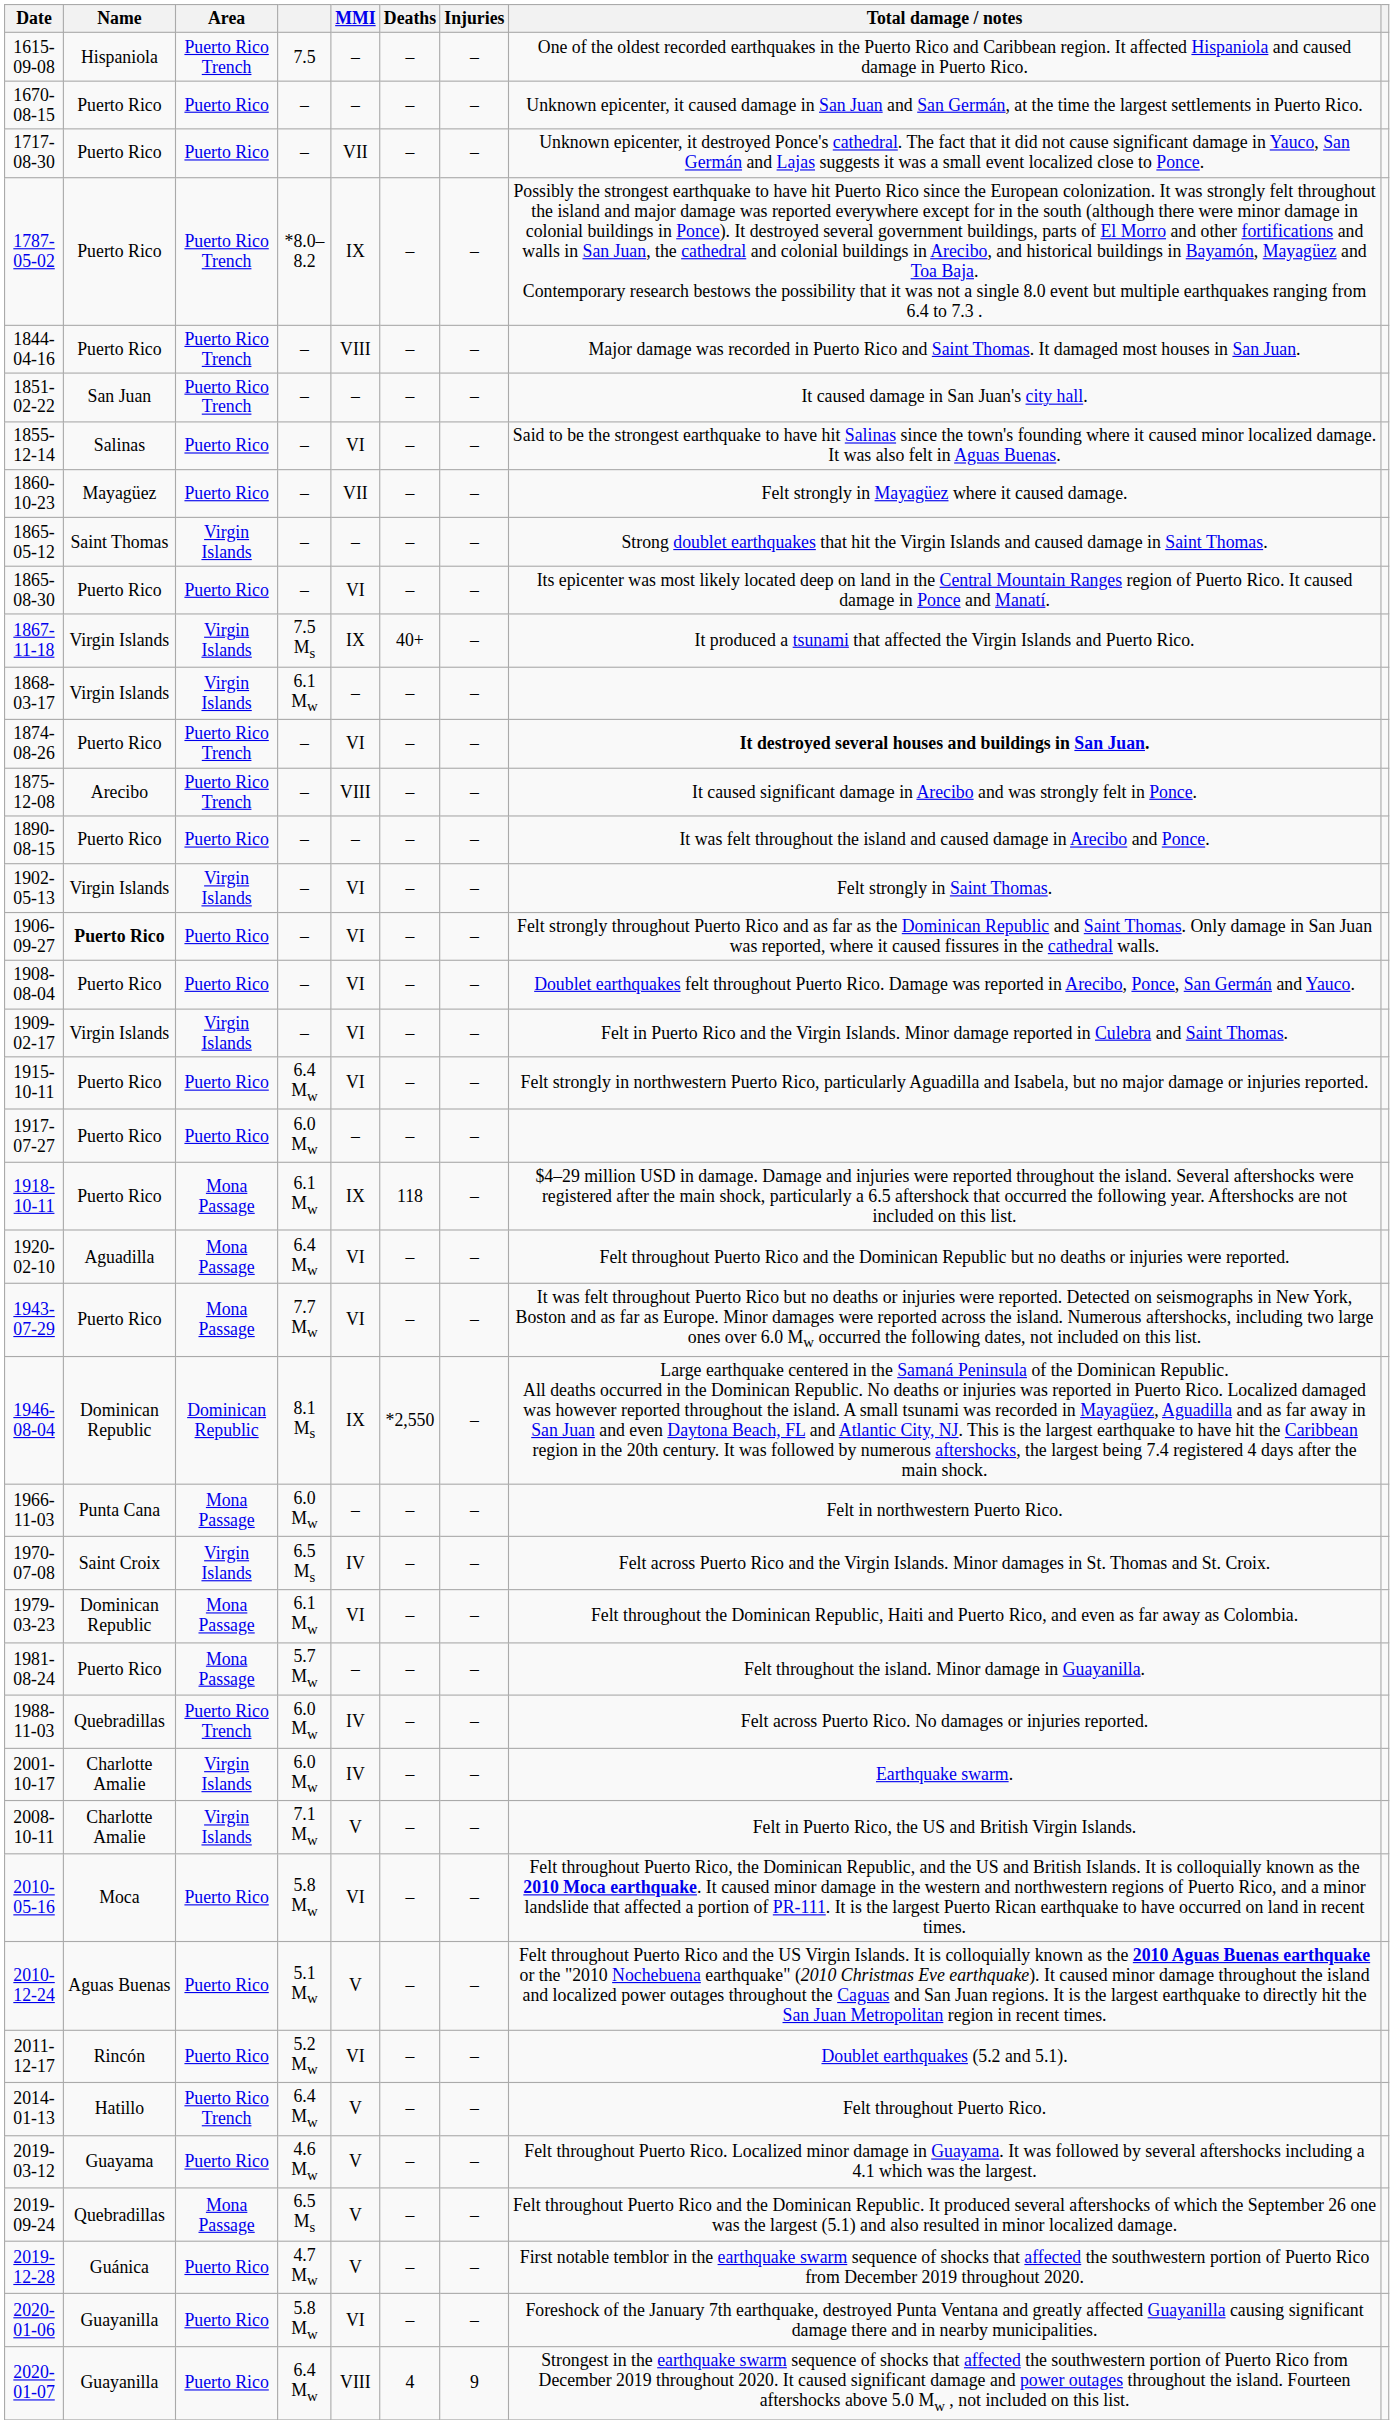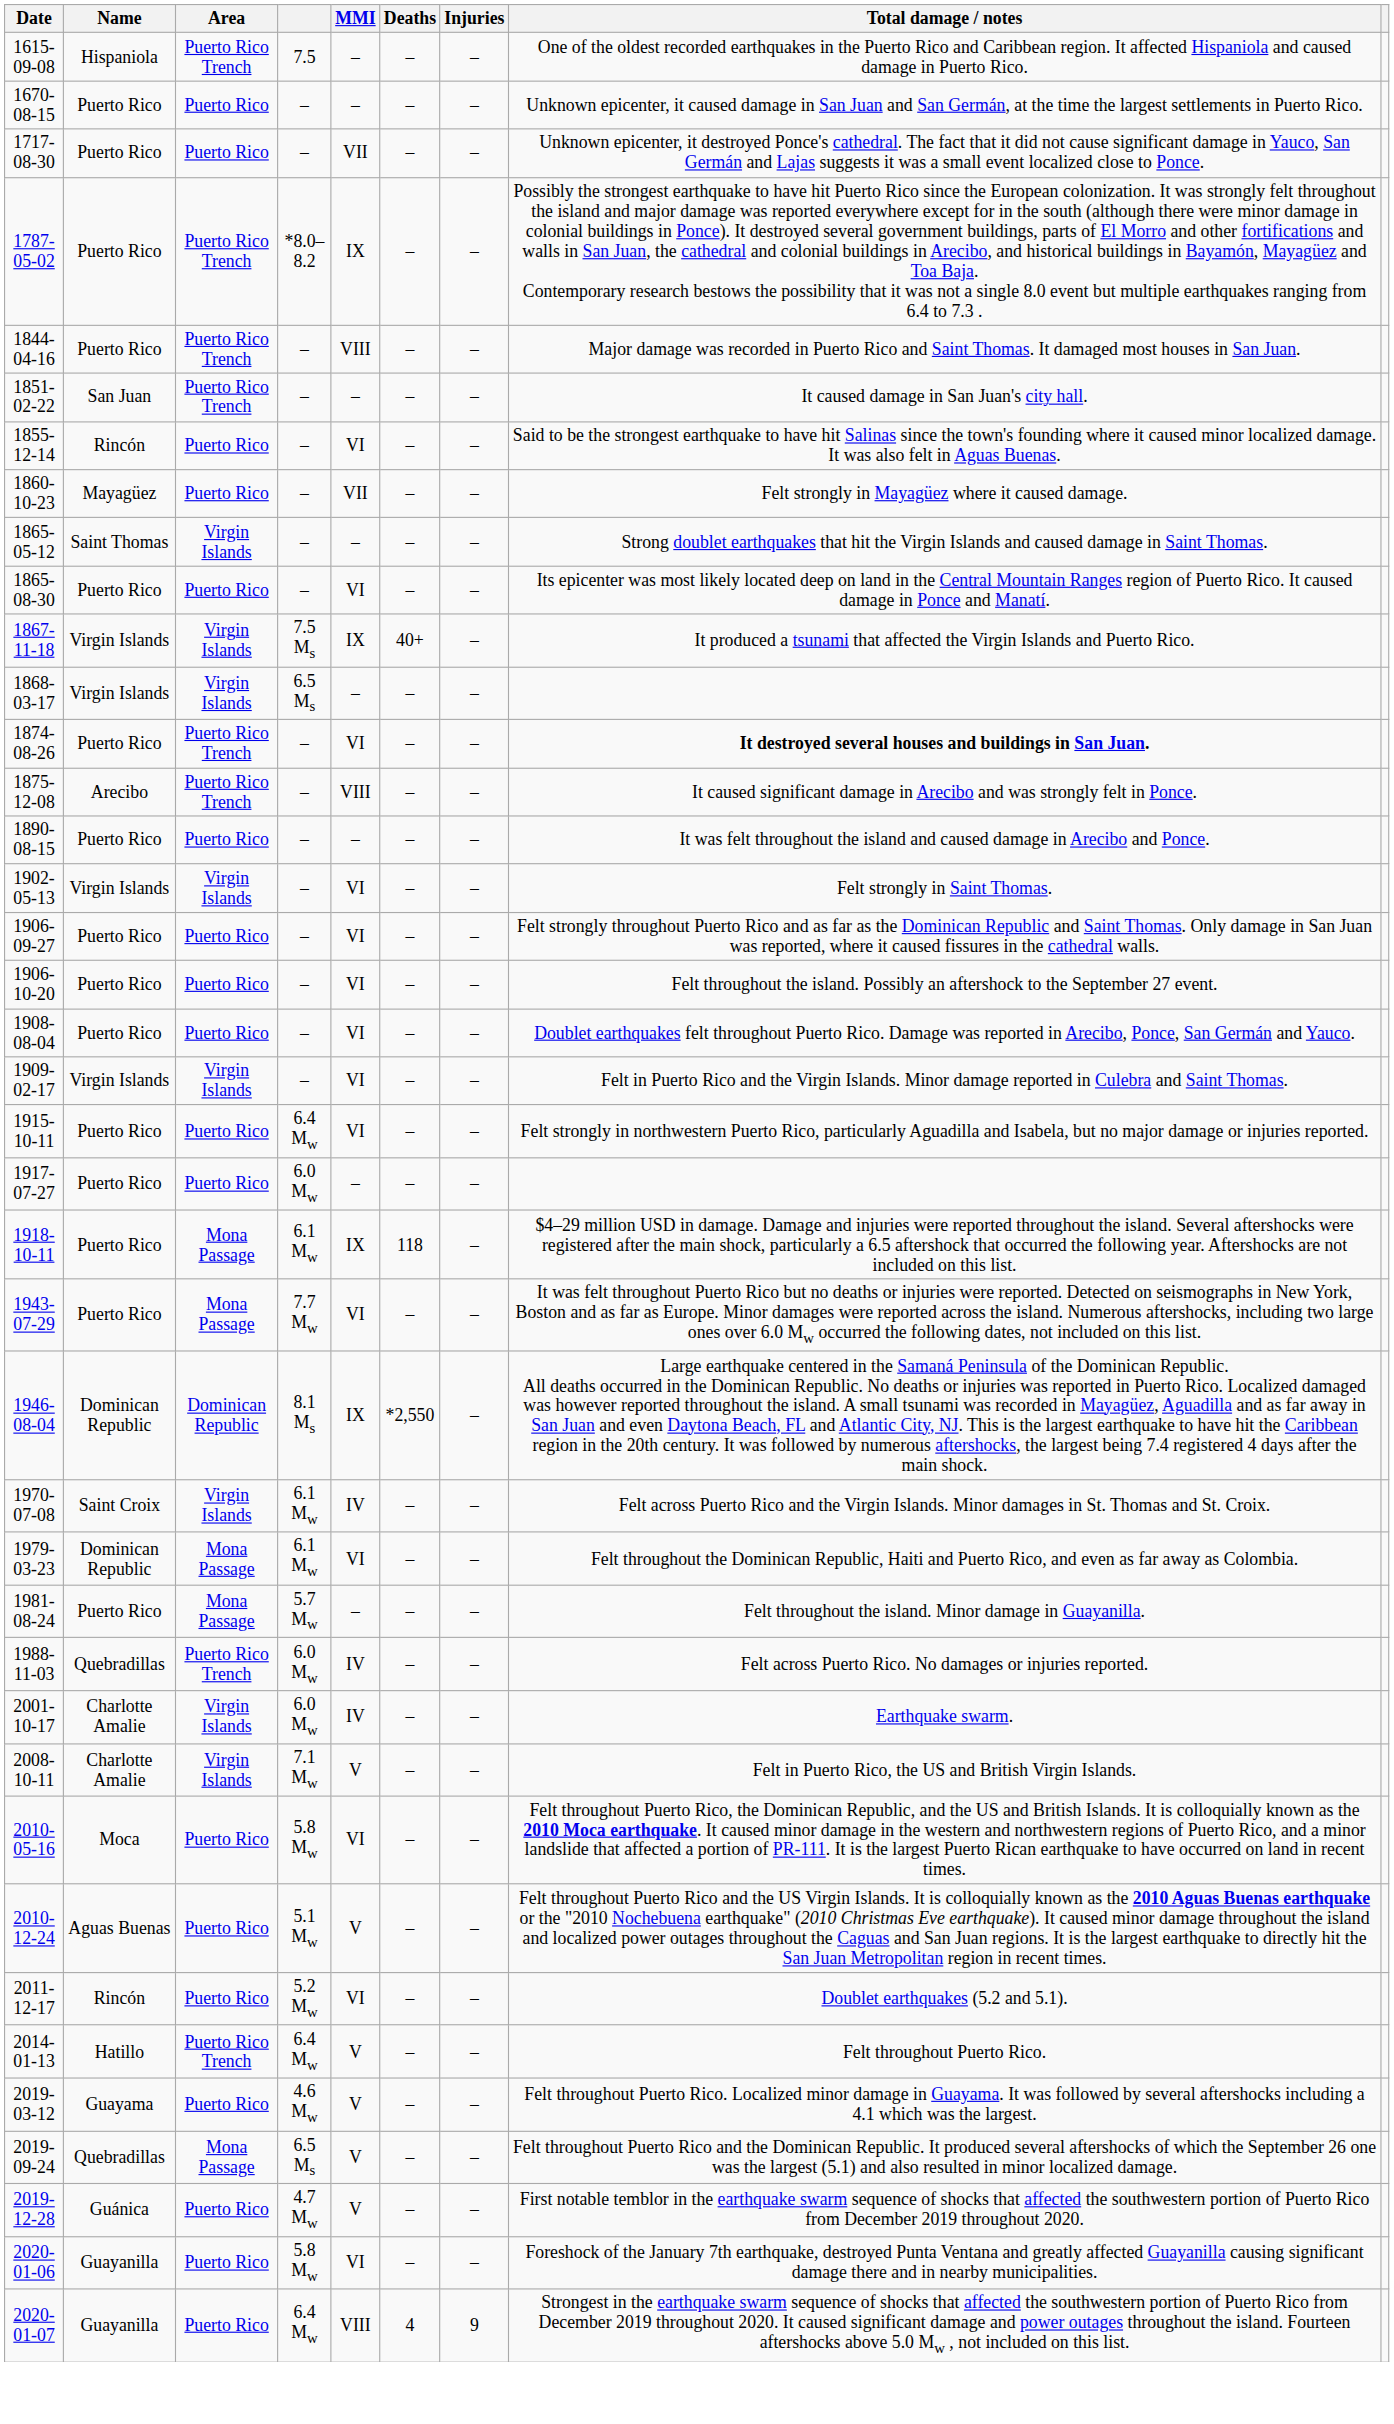(119, 445) Salinas -> (119, 445) Rincón
(304, 693) 6.1 Mw -> (304, 693) 6.5 Ms
(119, 936) bold -> (119, 936) normal
+ row: (34, 984)
- row: (34, 1256)
- row: (34, 1510)
(304, 1563) 6.5 Ms -> (304, 1505) 6.1 Mw
